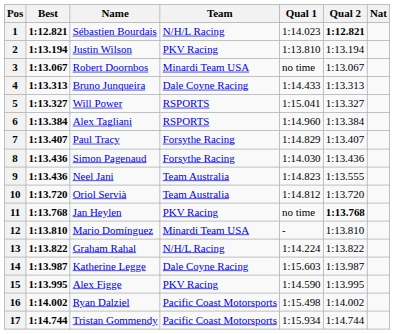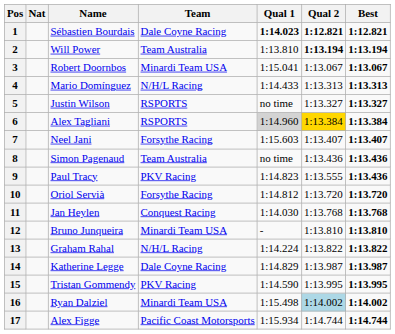columns swapped: (378, 13) <-> (48, 13)
(194, 31) N/H/L Racing -> (183, 31) Dale Coyne Racing
(301, 31) normal -> (279, 31) bold
(102, 49) Justin Wilson -> (75, 49) Will Power
(190, 49) PKV Racing -> (174, 49) Team Australia
(345, 49) normal -> (324, 49) bold
(299, 67) no time -> (279, 67) 1:15.041
(109, 85) Bruno Junqueira -> (91, 85) Mario Domínguez
(206, 85) Dale Coyne Racing -> (171, 85) N/H/L Racing
(97, 103) Will Power -> (80, 103) Justin Wilson
(301, 103) 1:15.041 -> (276, 103) no time
(301, 121) no background -> (279, 121) lightgrey background
(345, 121) no background -> (323, 121) gold background
(96, 140) Paul Tracy -> (71, 140) Neel Jani
(301, 140) 1:14.829 -> (279, 140) 1:15.603
(199, 158) Forsythe Racing -> (174, 158) Team Australia
(301, 158) 1:14.030 -> (276, 158) no time
(93, 176) Neel Jani -> (74, 176) Paul Tracy
(196, 176) Team Australia -> (168, 176) PKV Racing
(196, 194) Team Australia -> (177, 194) Forsythe Racing
(190, 212) PKV Racing -> (178, 212) Conquest Racing
(299, 212) no time -> (279, 212) 1:14.030
(345, 212) bold -> (323, 212) normal
(113, 230) Mario Domínguez -> (87, 230) Bruno Junqueira
(301, 266) 1:15.603 -> (279, 266) 1:14.829
(97, 284) Alex Figge -> (93, 284) Tristan Gommendy
(220, 302) Pacific Coast Motorsports -> (184, 302) Minardi Team USA
(345, 302) no background -> (323, 302) lightblue background
(115, 320) Tristan Gommendy -> (75, 320) Alex Figge
